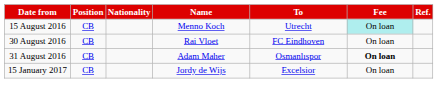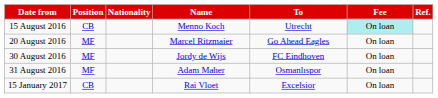+ row: (37, 41)
(88, 41) CB -> (88, 56) MF
(201, 41) Rai Vloet -> (201, 56) Jordy de Wijs
(88, 56) CB -> (88, 71) MF
(380, 56) bold -> (380, 71) normal
(201, 71) Jordy de Wijs -> (201, 85) Rai Vloet
